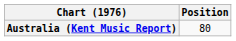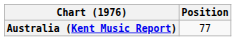(205, 28) 80 -> (205, 28) 77
